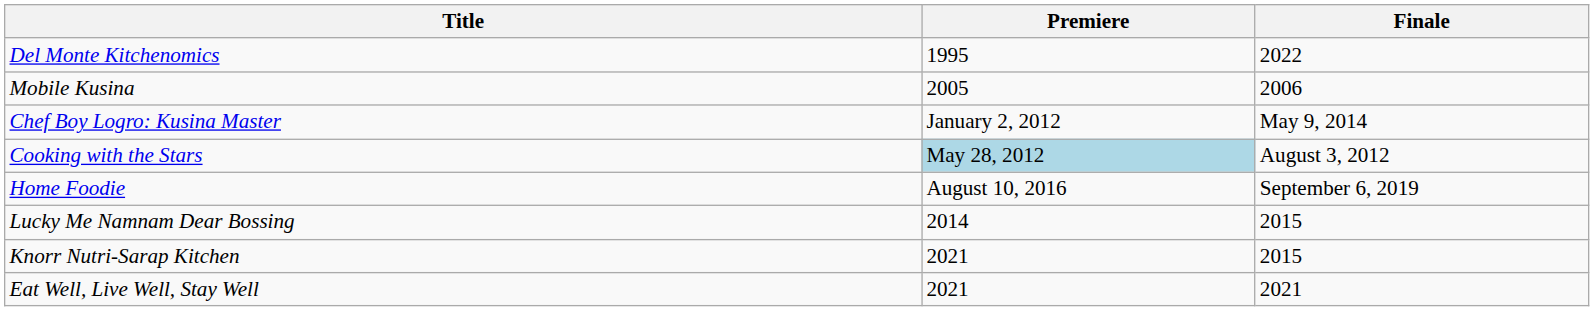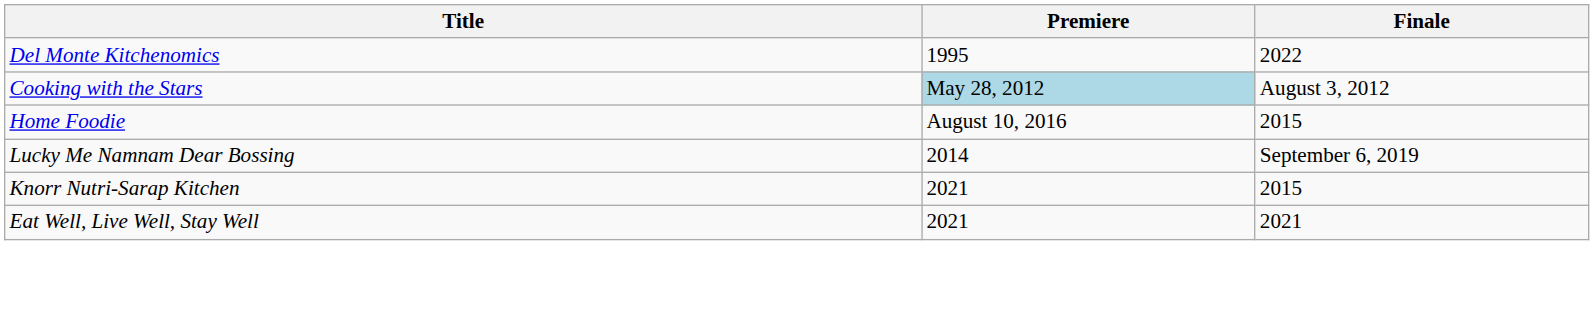- row: (72, 88)
- row: (145, 121)
(1339, 188) September 6, 2019 -> (1281, 121) 2015
(1281, 222) 2015 -> (1339, 155) September 6, 2019
